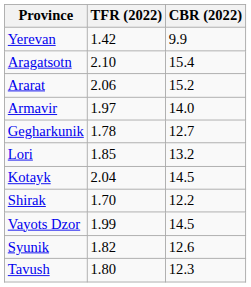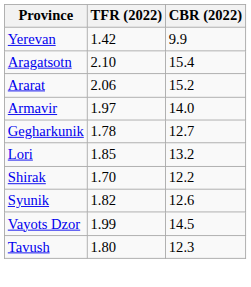- row: (29, 177)
rows swapped: (28, 246) <-> (44, 223)
